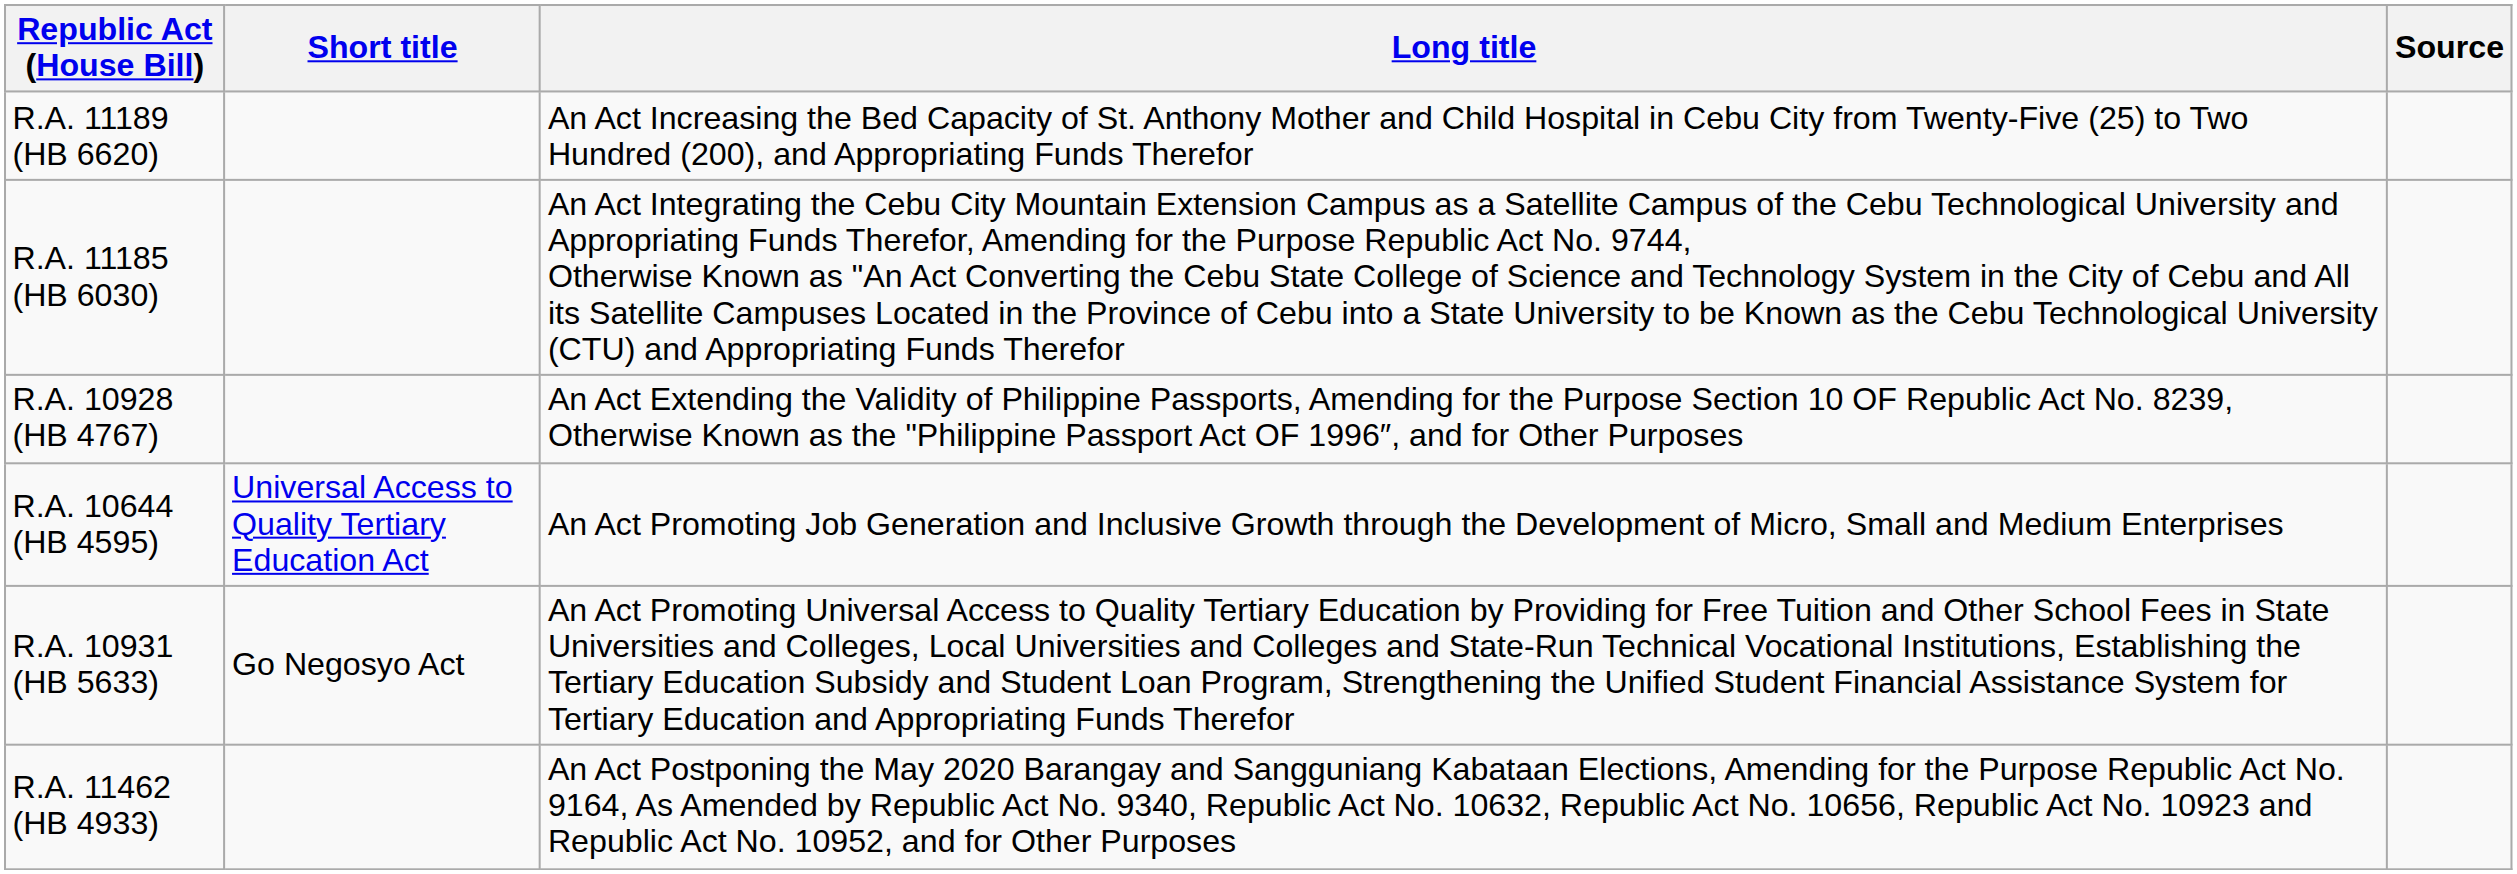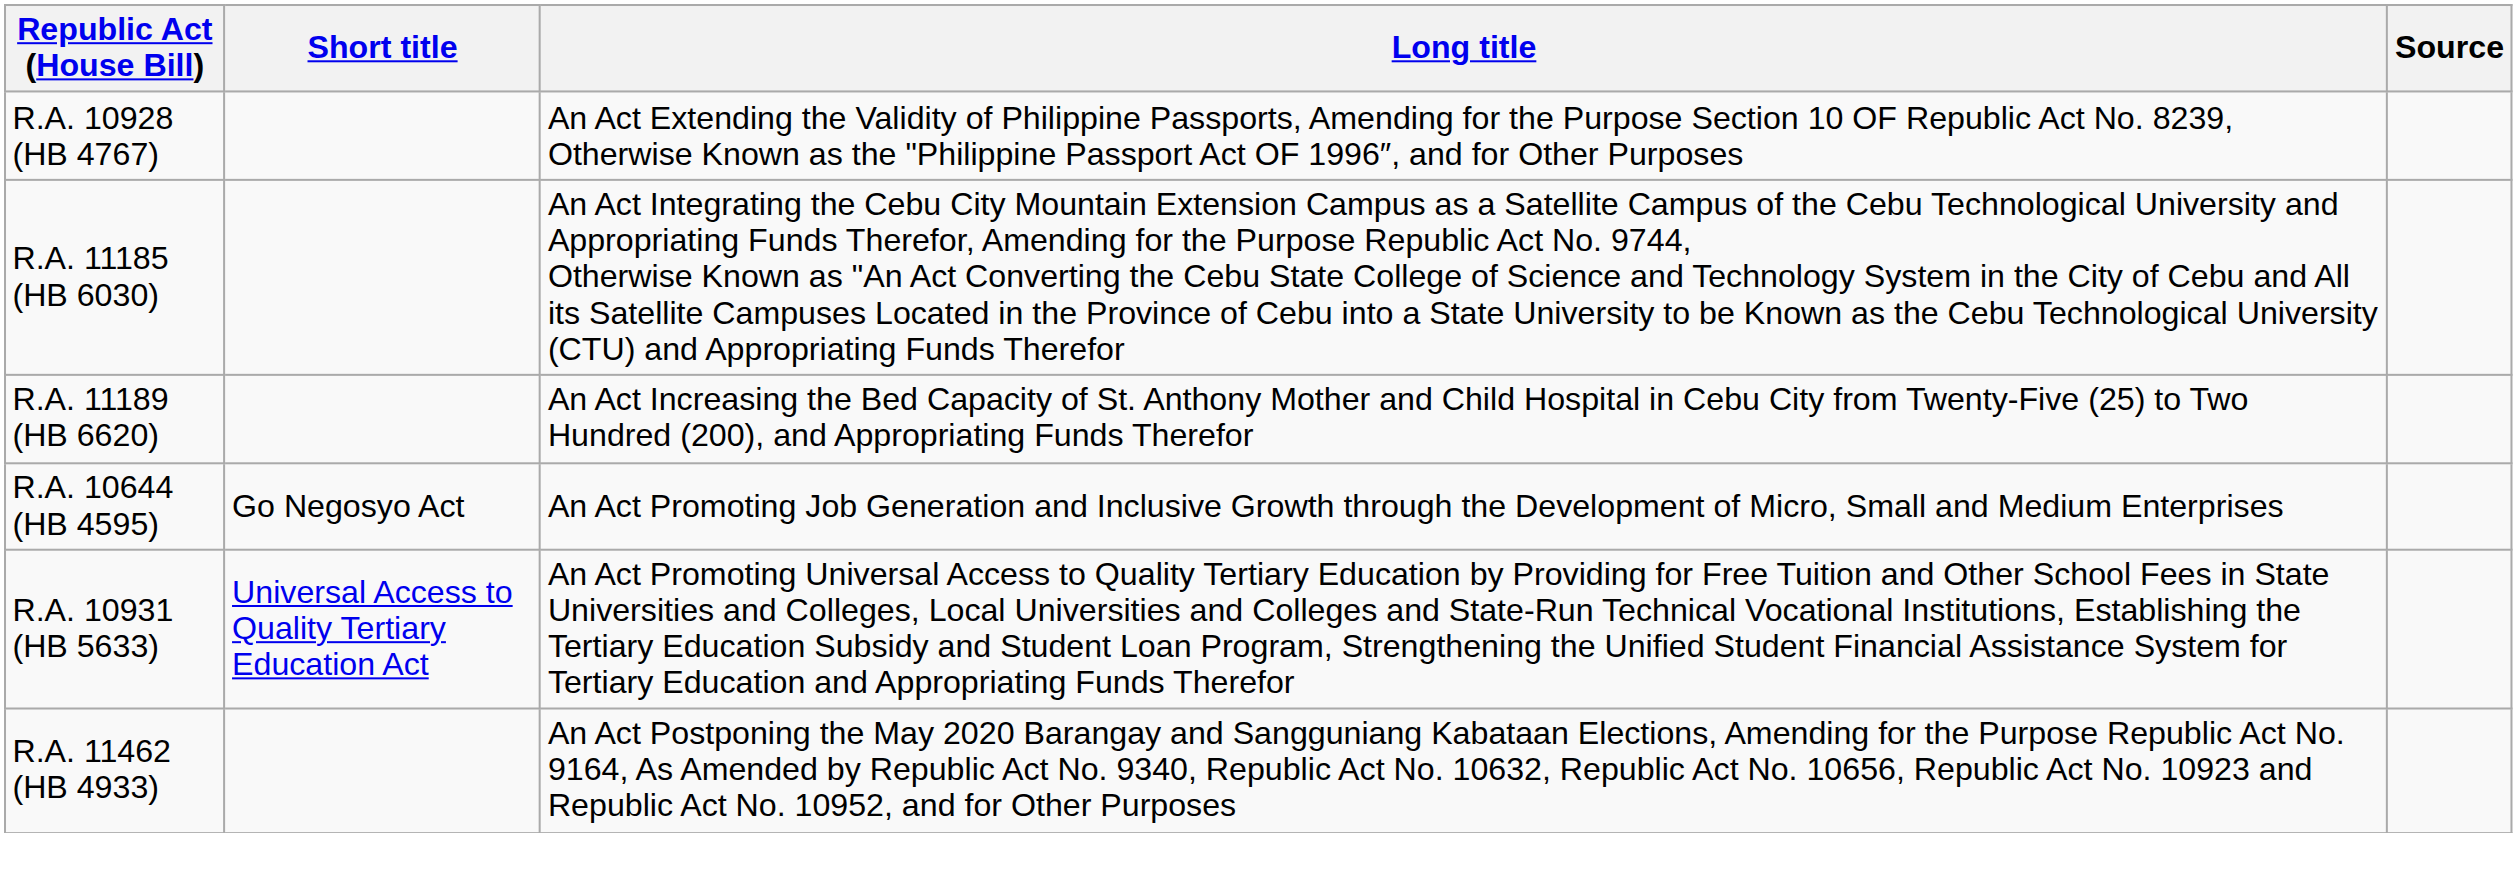rows swapped: (90, 135) <-> (93, 418)
(372, 523) Universal Access to Quality Tertiary Education Act -> (348, 505) Go Negosyo Act
(348, 664) Go Negosyo Act -> (372, 628) Universal Access to Quality Tertiary Education Act
